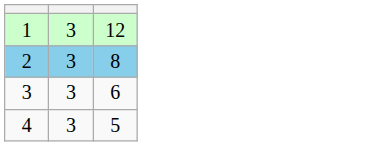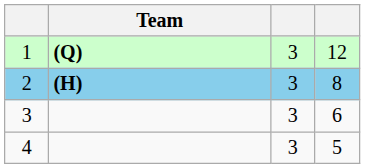+ column: (160, 20)
